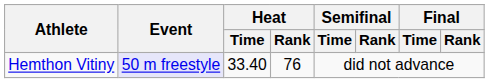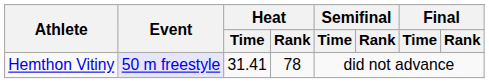(247, 66) 33.40 -> (247, 66) 31.41
(292, 66) 76 -> (292, 66) 78
